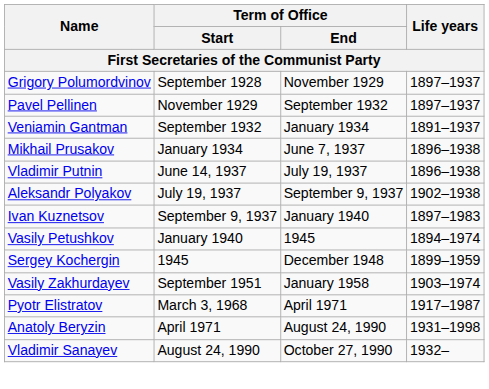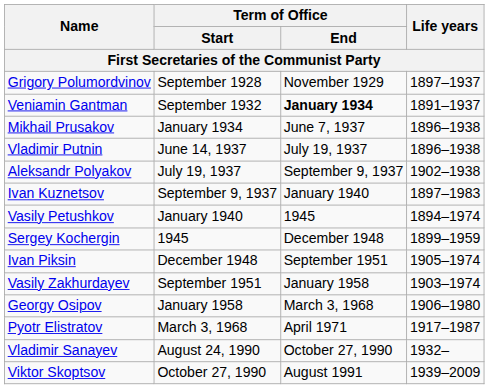- row: (52, 104)
(326, 127) normal -> (328, 104) bold
+ row: (42, 261)
+ row: (55, 305)
- row: (57, 328)
+ row: (56, 372)
